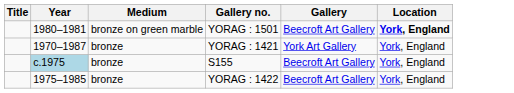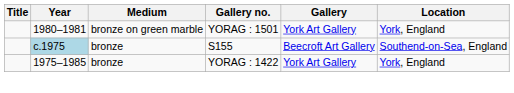(329, 29) Beecroft Art Gallery -> (320, 29) York Art Gallery
(415, 29) bold -> (412, 29) normal
- row: (243, 46)
(412, 63) York, England -> (443, 46) Southend-on-Sea, England
(329, 79) Beecroft Art Gallery -> (320, 63) York Art Gallery
